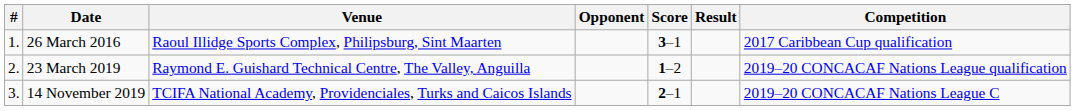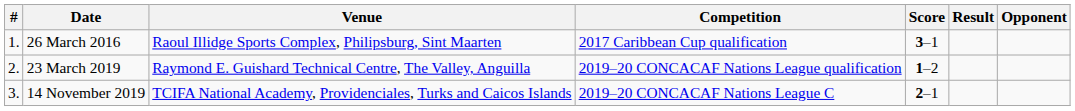columns swapped: (611, 17) <-> (905, 17)
